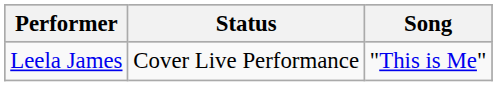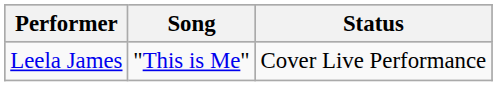columns swapped: (428, 22) <-> (246, 22)
